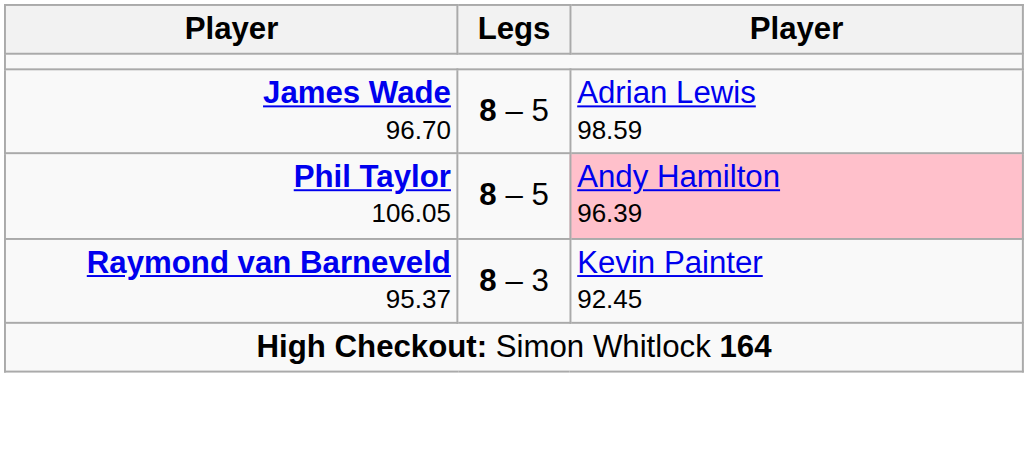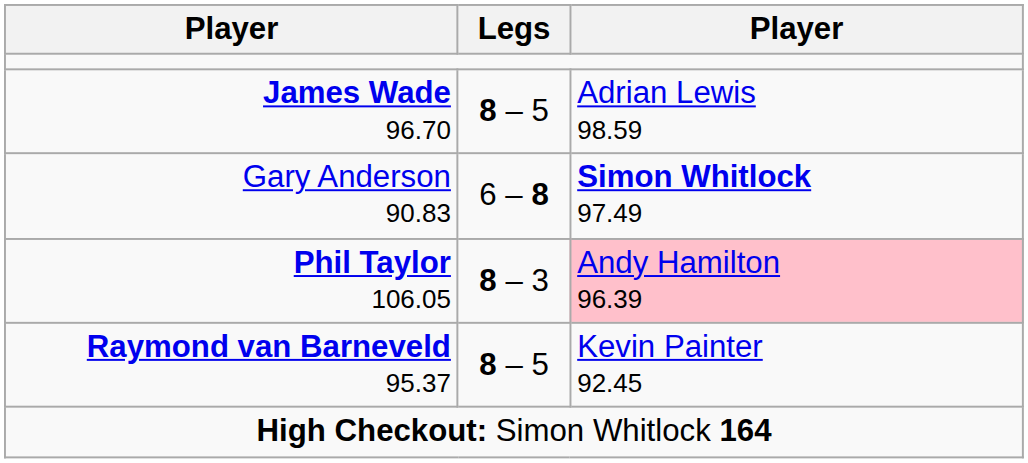+ row: (347, 195)
(514, 195) 8 – 5 -> (514, 279) 8 – 3
(514, 279) 8 – 3 -> (514, 364) 8 – 5
